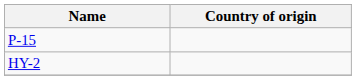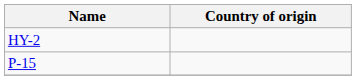rows swapped: (24, 63) <-> (22, 39)
